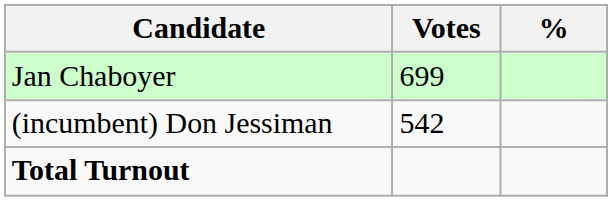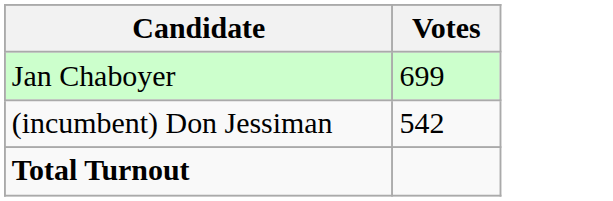- column: (554, 28)
